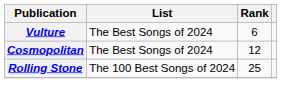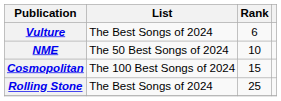+ row: (45, 50)
(151, 50) The Best Songs of 2024 -> (162, 68) The 100 Best Songs of 2024
(255, 50) 12 -> (255, 68) 15
(162, 68) The 100 Best Songs of 2024 -> (151, 86) The Best Songs of 2024
